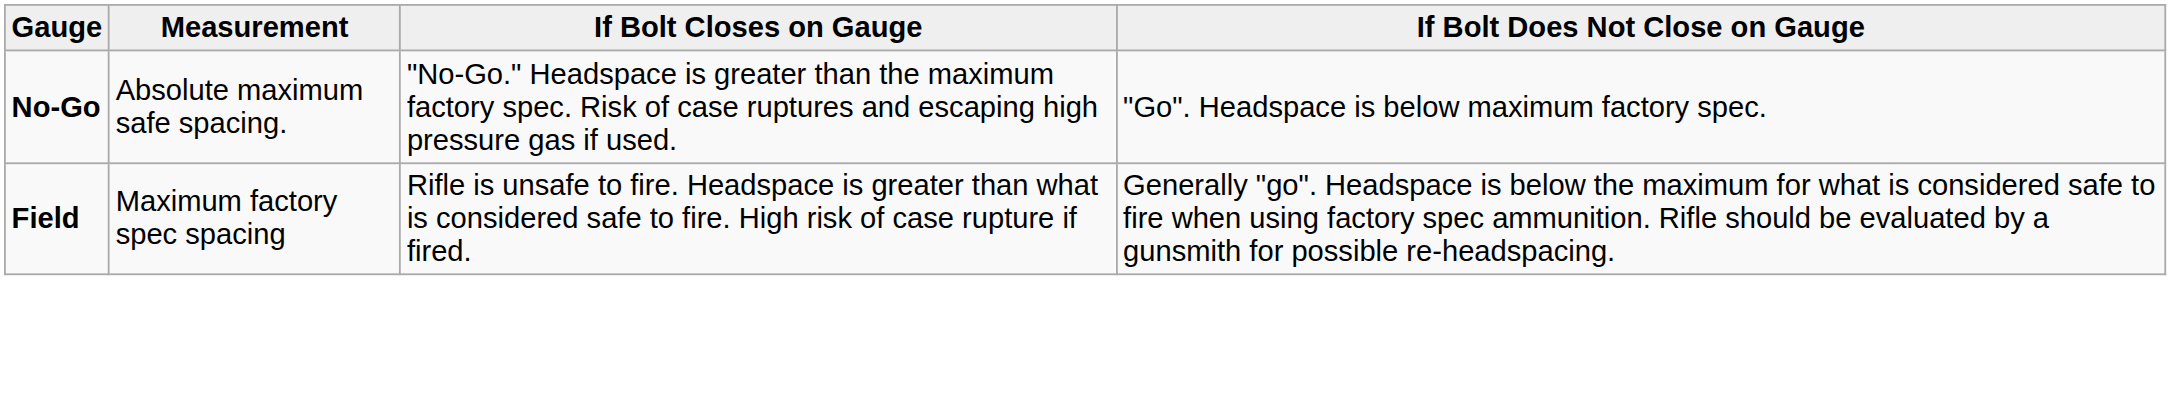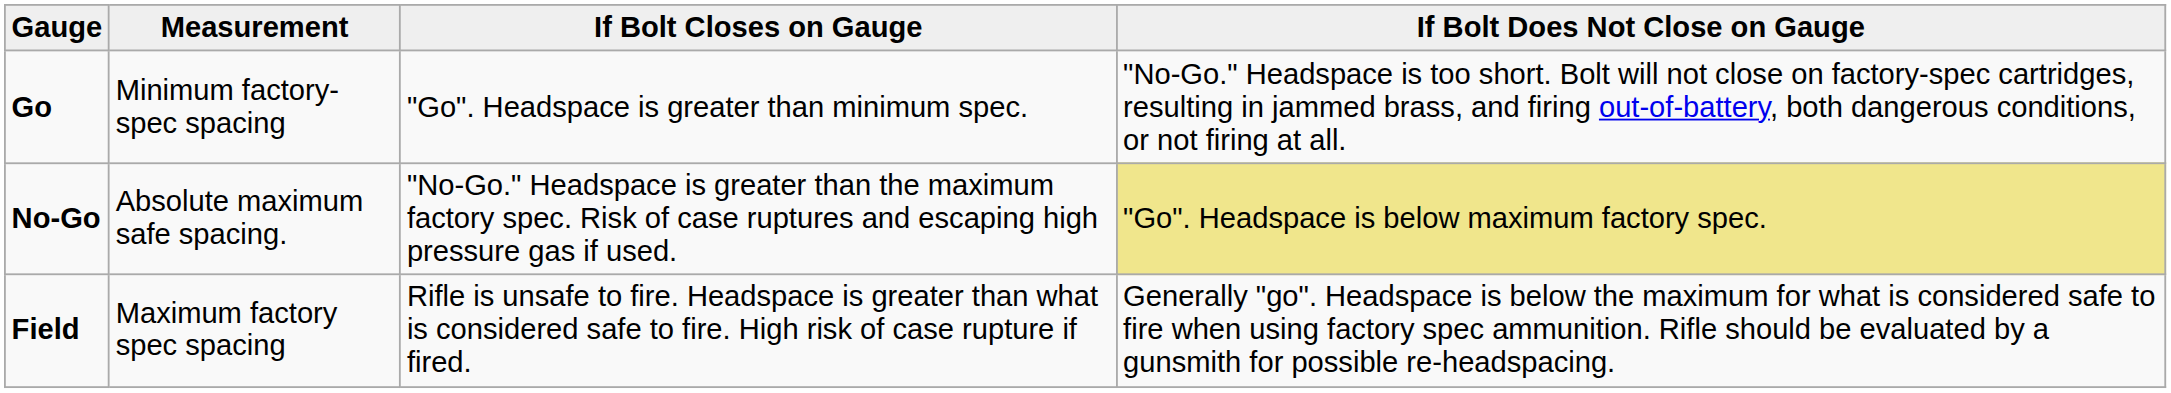+ row: (32, 106)
(1445, 106) no background -> (1445, 218) khaki background
